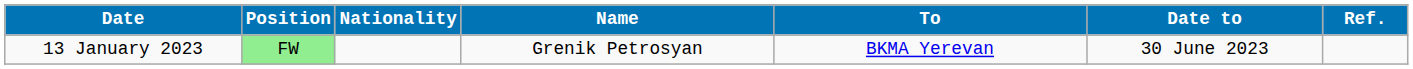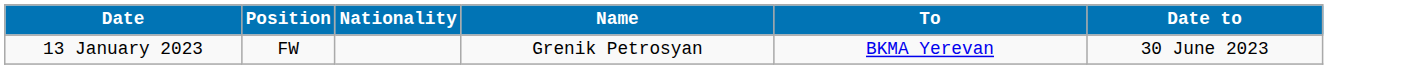- column: (1365, 19)
(288, 49) lightgreen background -> (288, 49) no background
